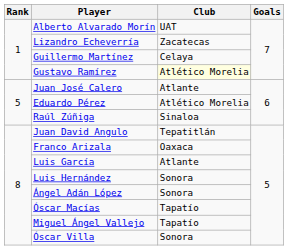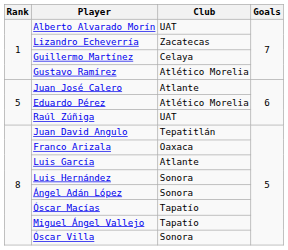(204, 72) lightyellow background -> (204, 72) no background
(179, 117) Sinaloa -> (168, 117) UAT
